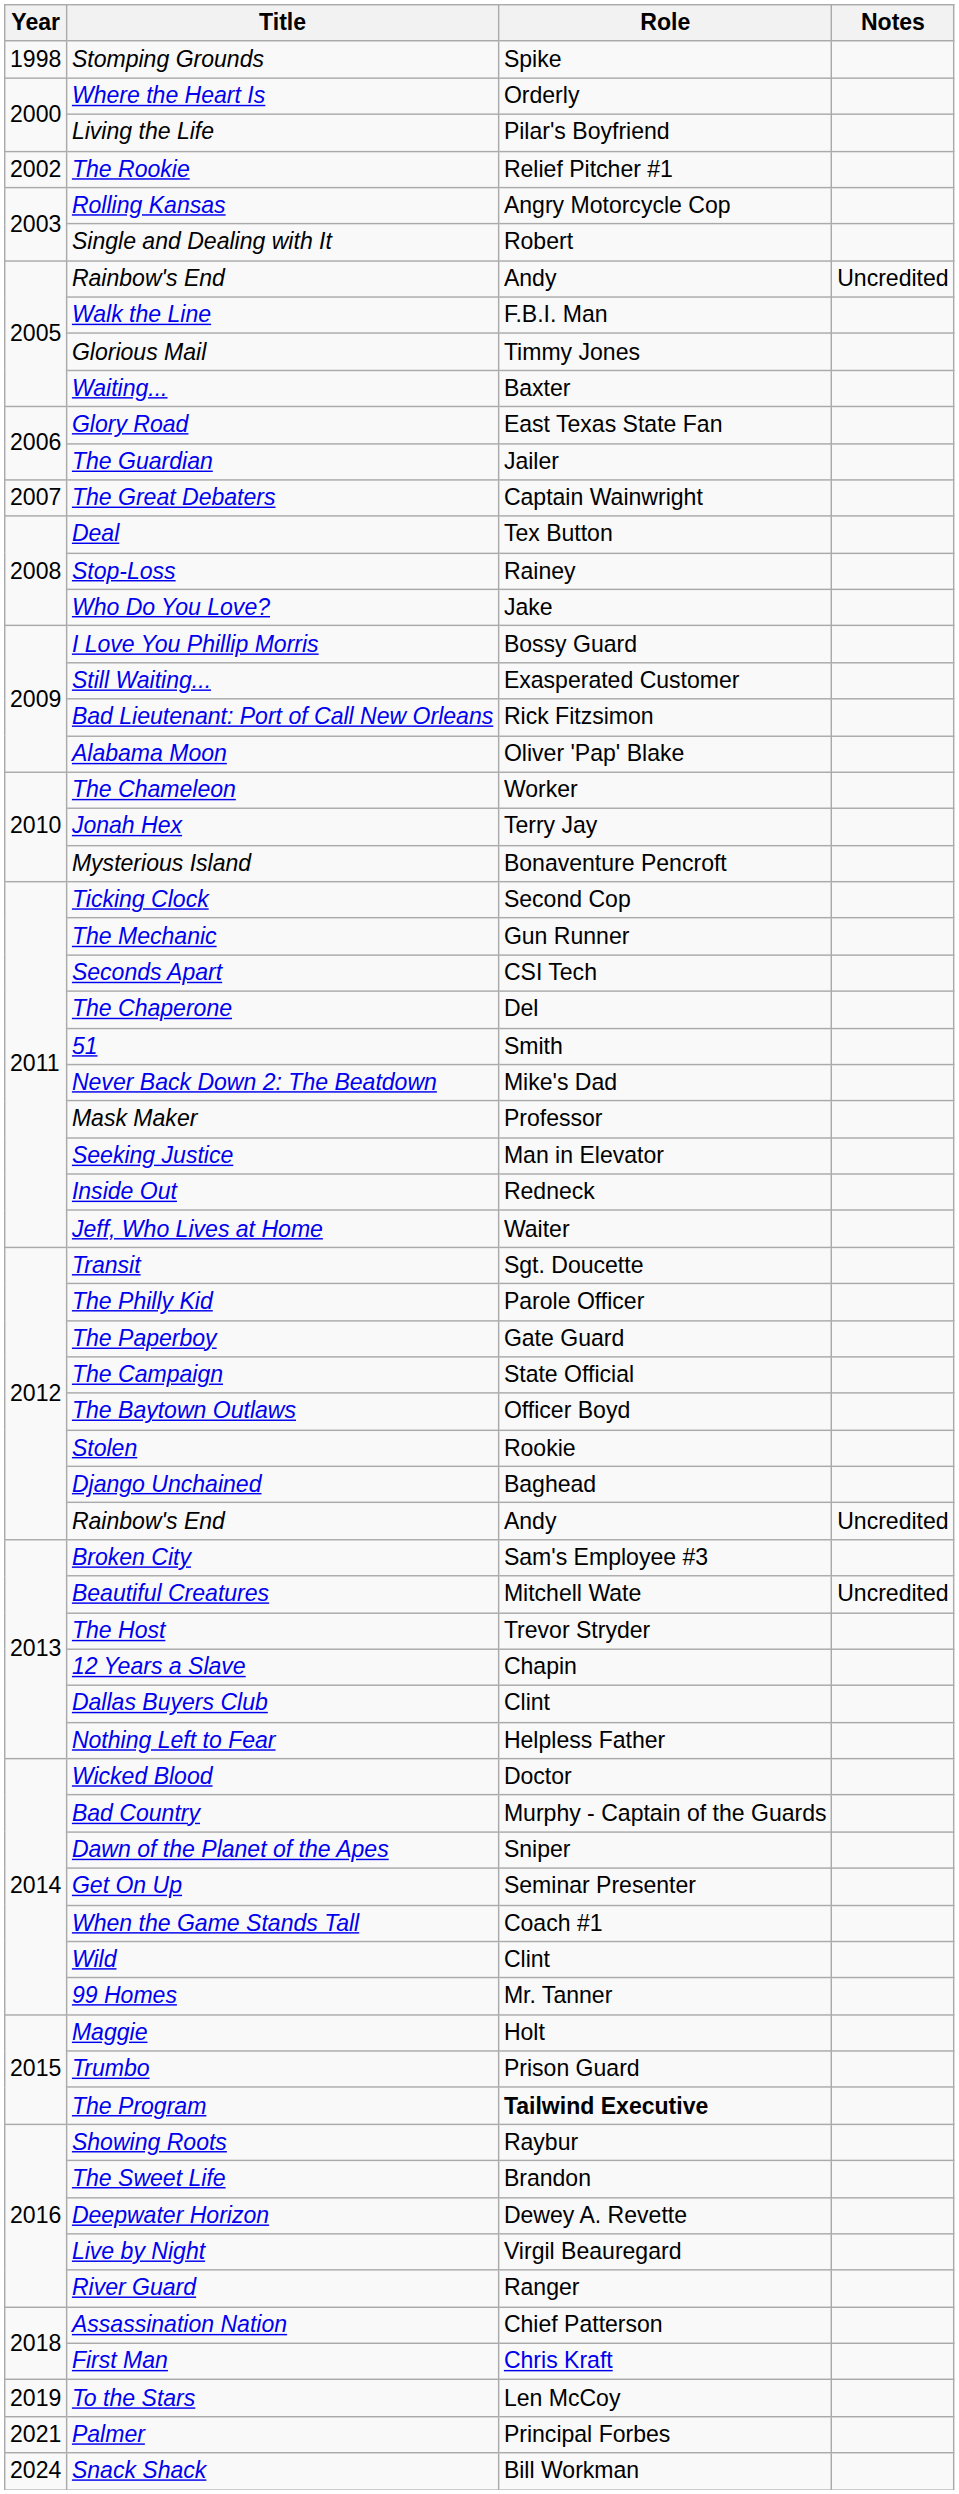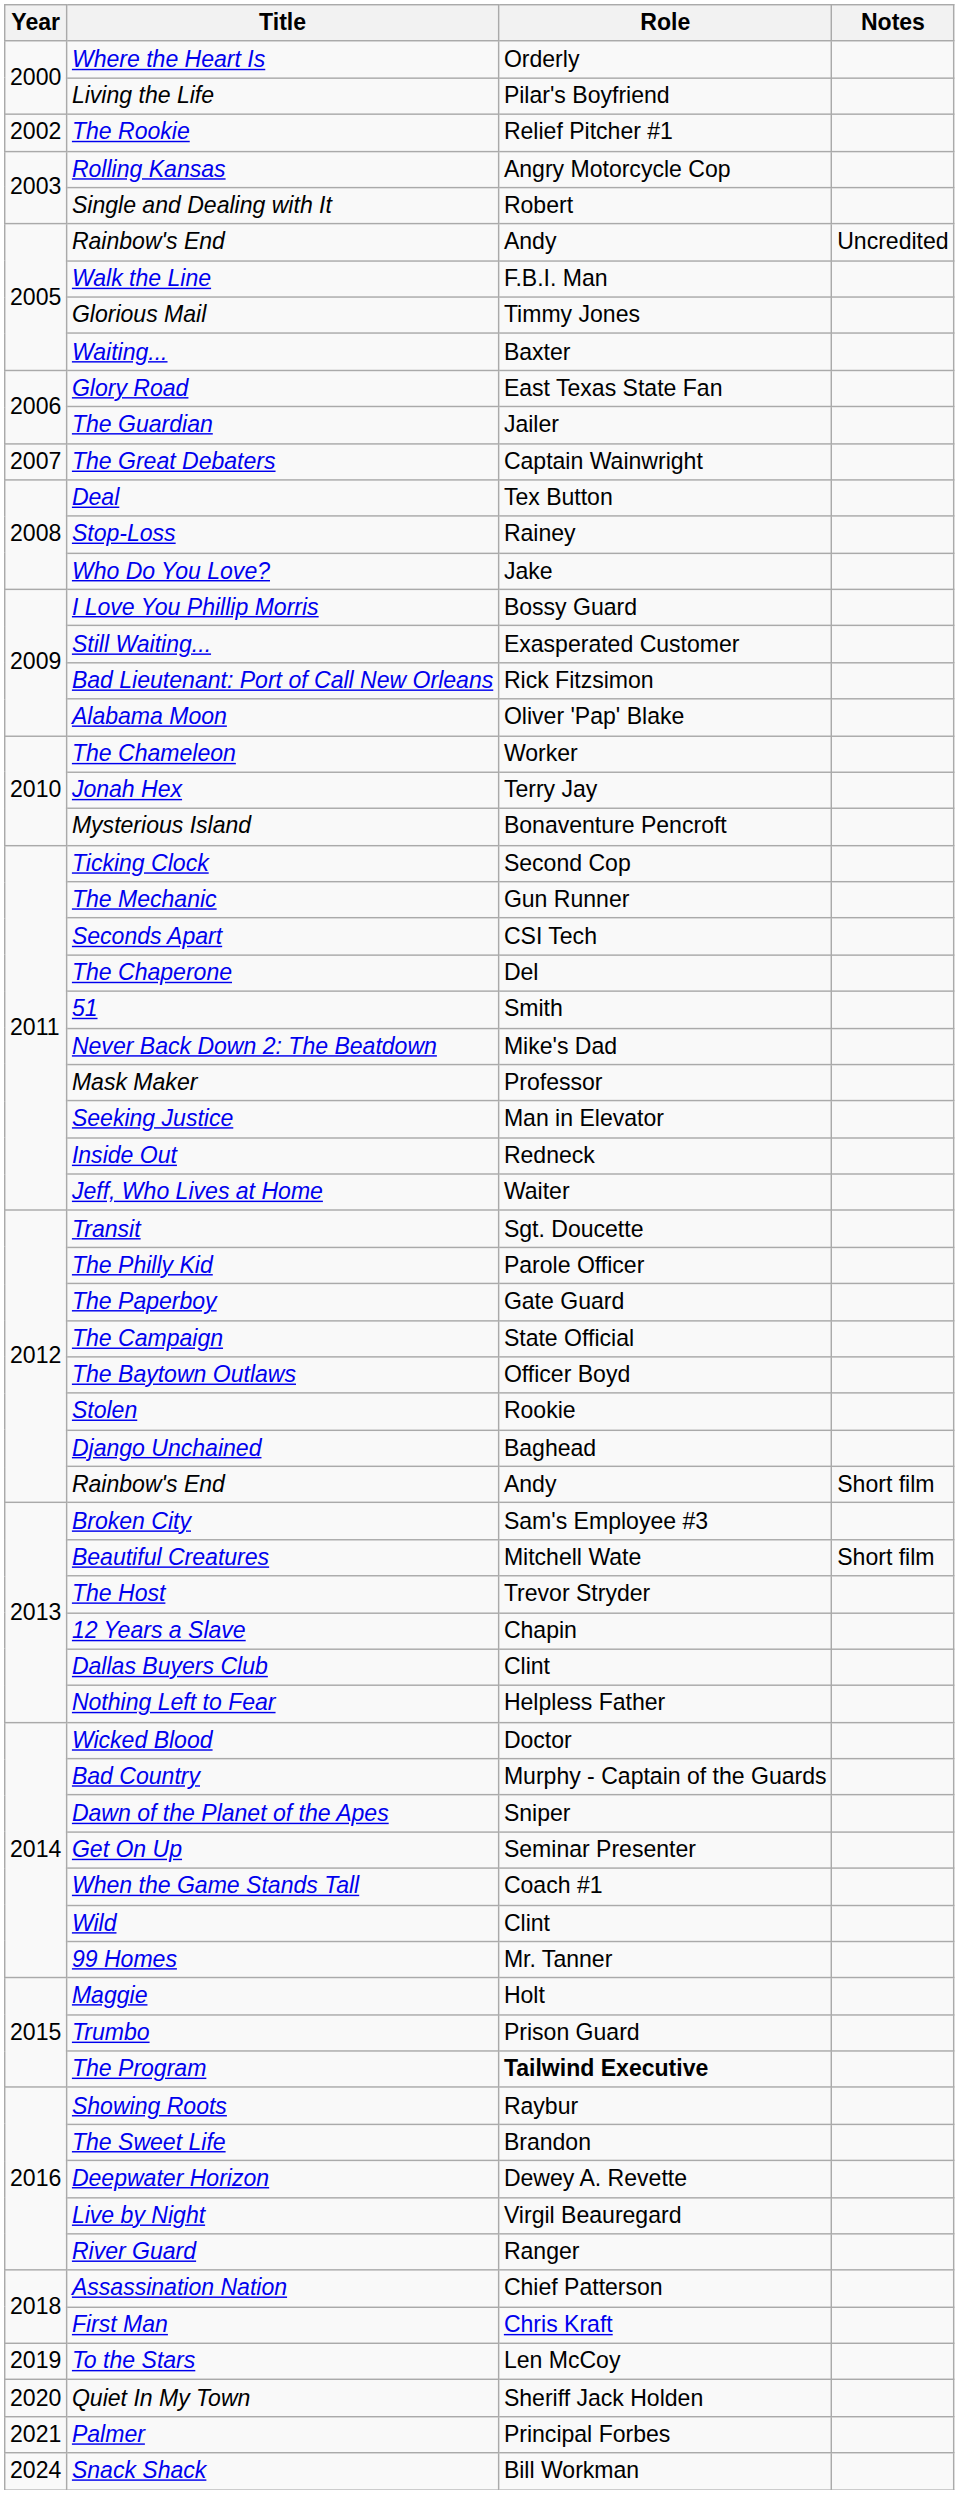- row: (36, 59)
(893, 1520) Uncredited -> (886, 1484) Short film
(893, 1593) Uncredited -> (886, 1557) Short film
+ row: (36, 2397)
